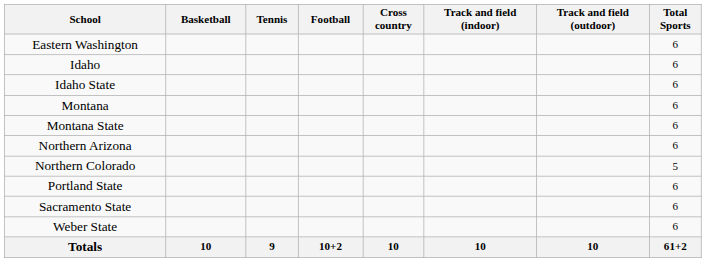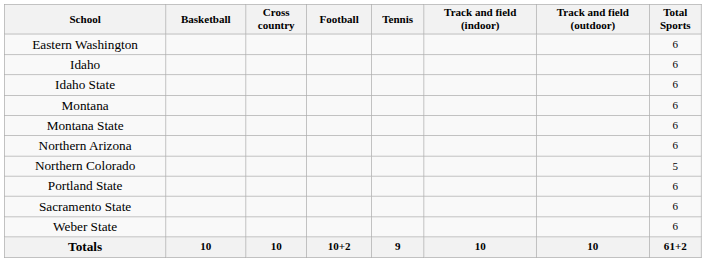columns swapped: (393, 19) <-> (272, 19)
